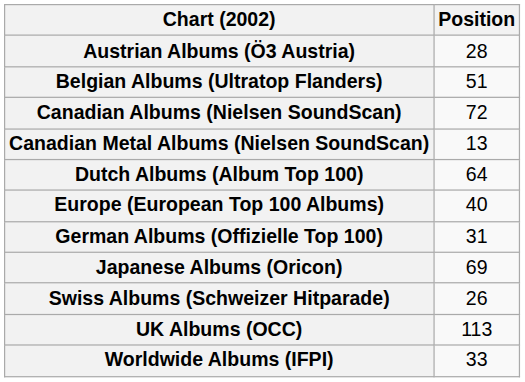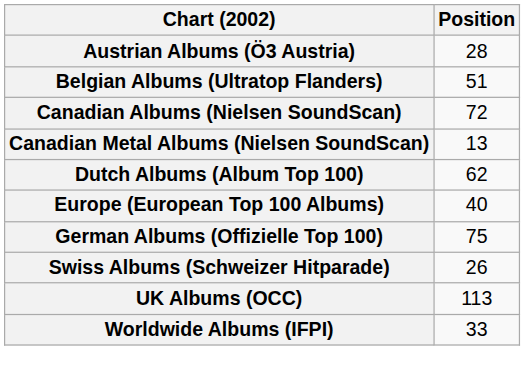(477, 174) 64 -> (477, 174) 62
(477, 236) 31 -> (477, 236) 75
- row: (219, 267)
